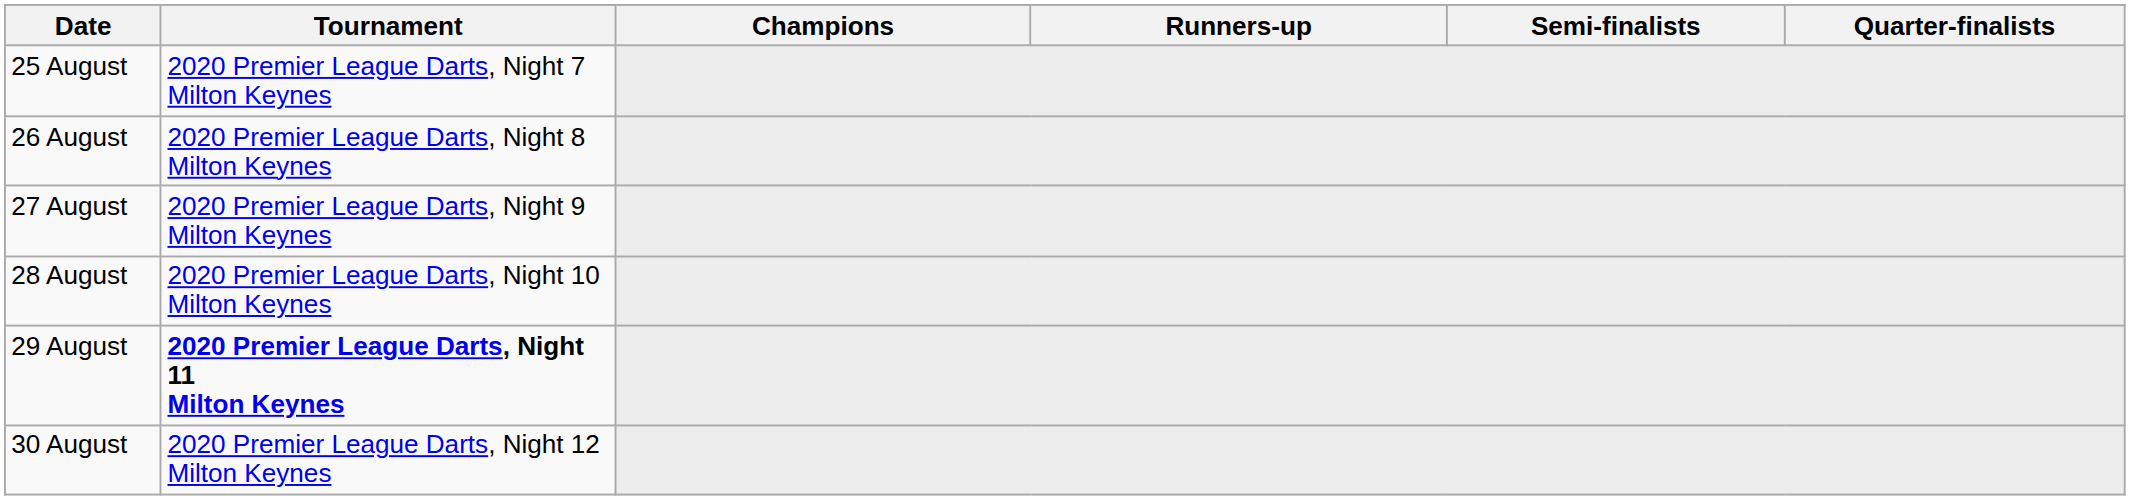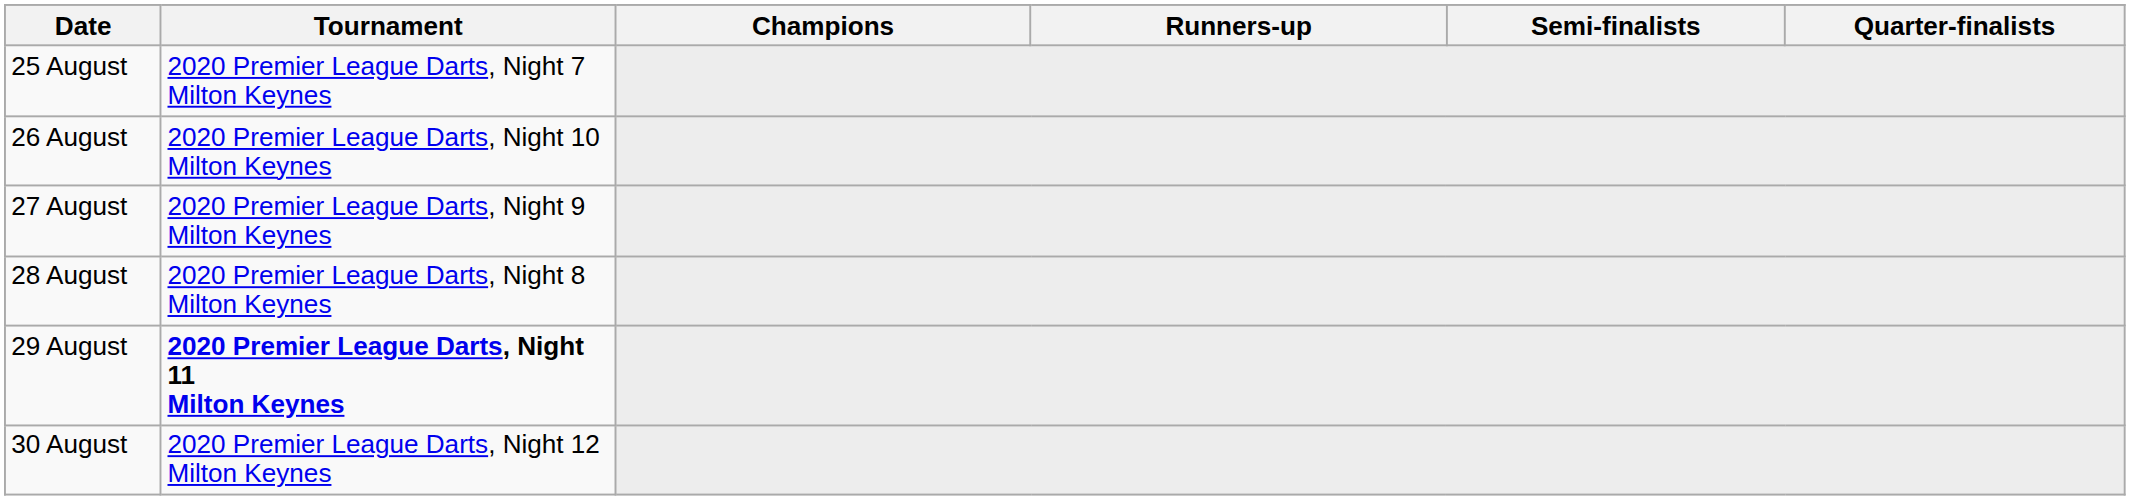(376, 151) 2020 Premier League Darts, Night 8 Milton Keynes -> (384, 151) 2020 Premier League Darts, Night 10 Milton Keynes
(384, 291) 2020 Premier League Darts, Night 10 Milton Keynes -> (376, 291) 2020 Premier League Darts, Night 8 Milton Keynes
